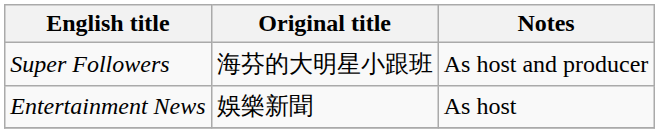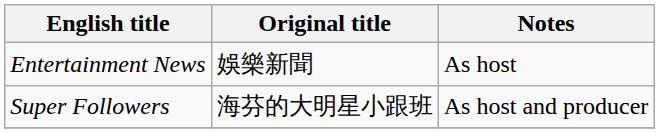rows swapped: (108, 106) <-> (90, 63)
